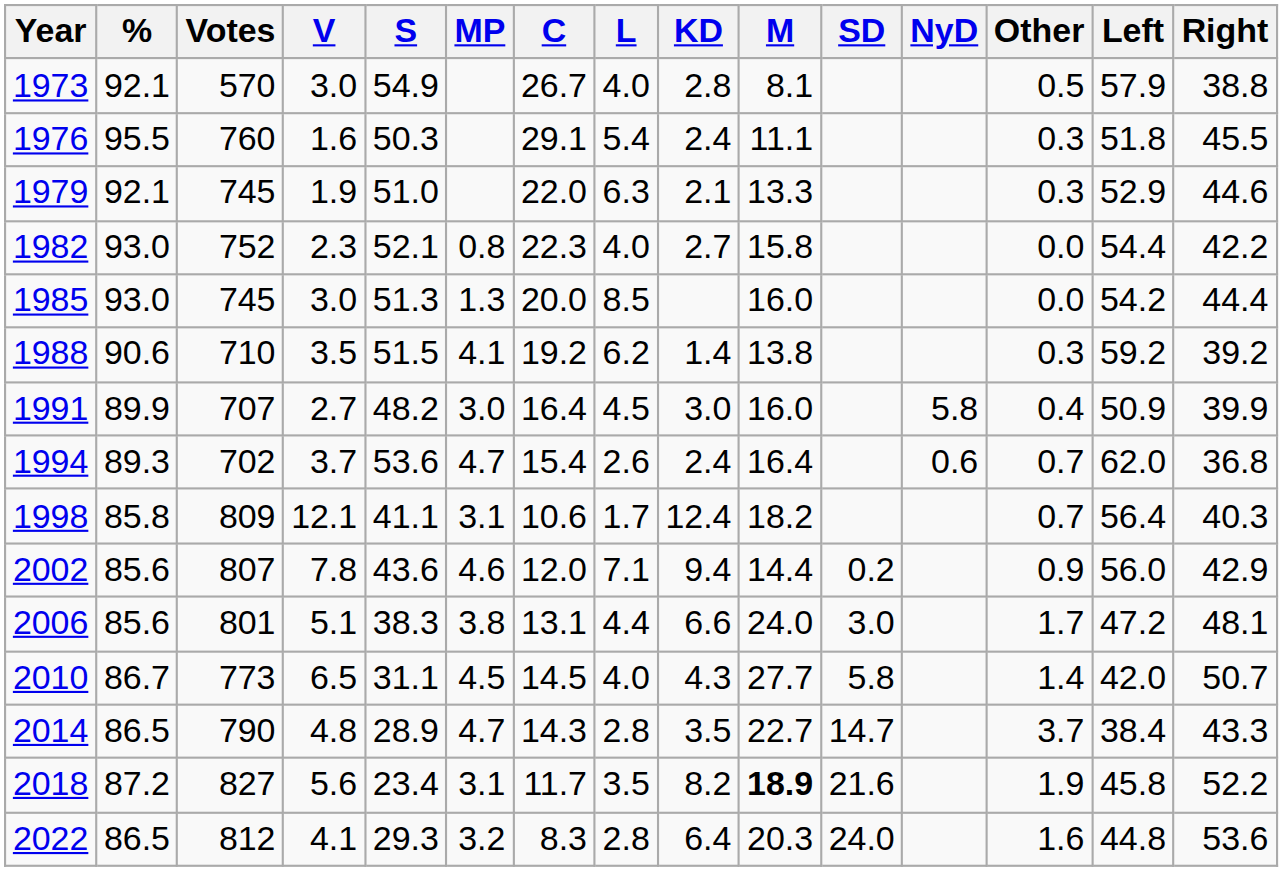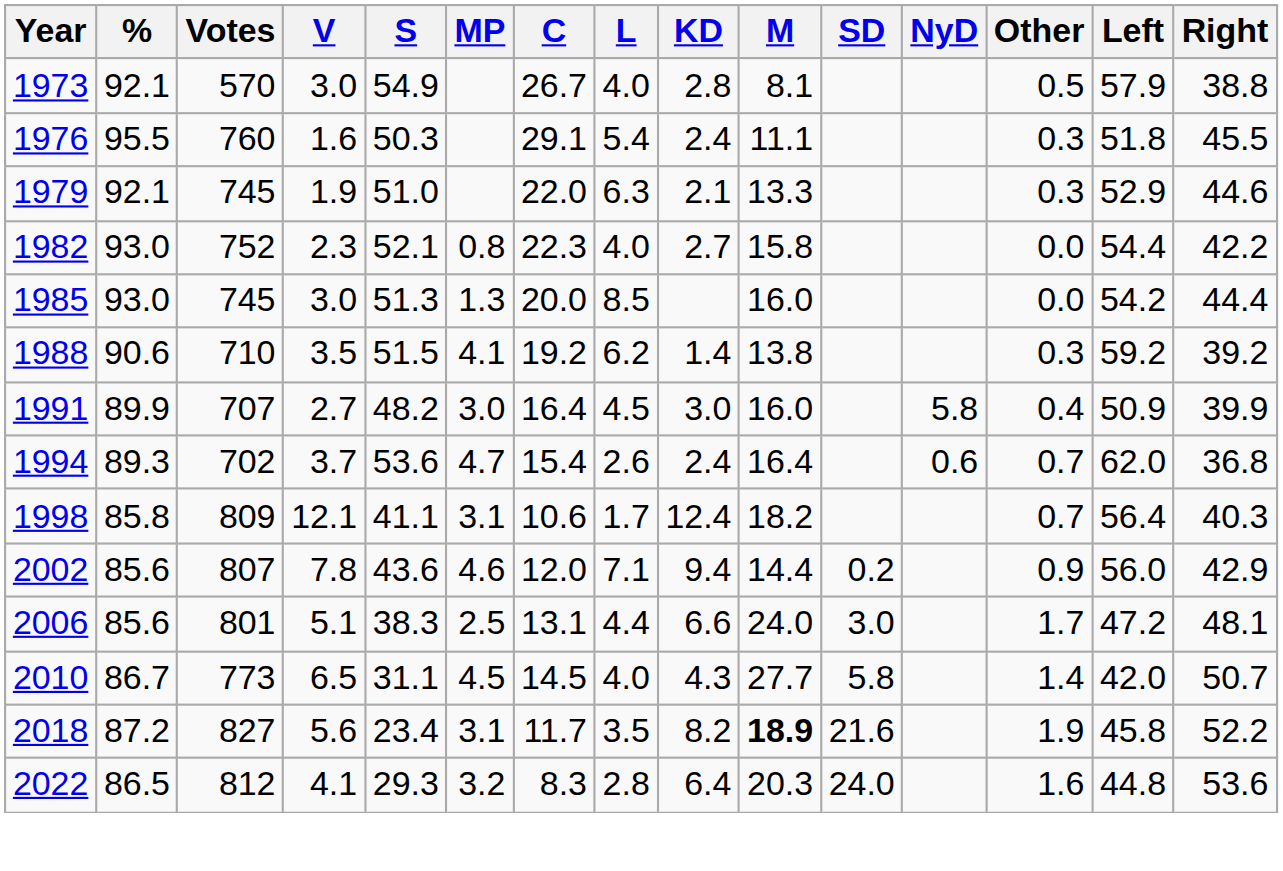(482, 623) 3.8 -> (482, 623) 2.5
- row: (51, 730)
